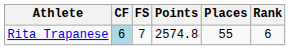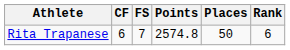(122, 35) lightblue background -> (122, 35) no background
(226, 35) 55 -> (226, 35) 50
